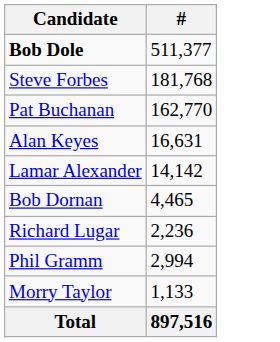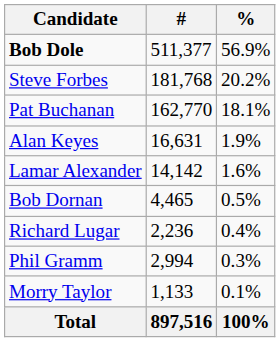+ column: (246, 19)
